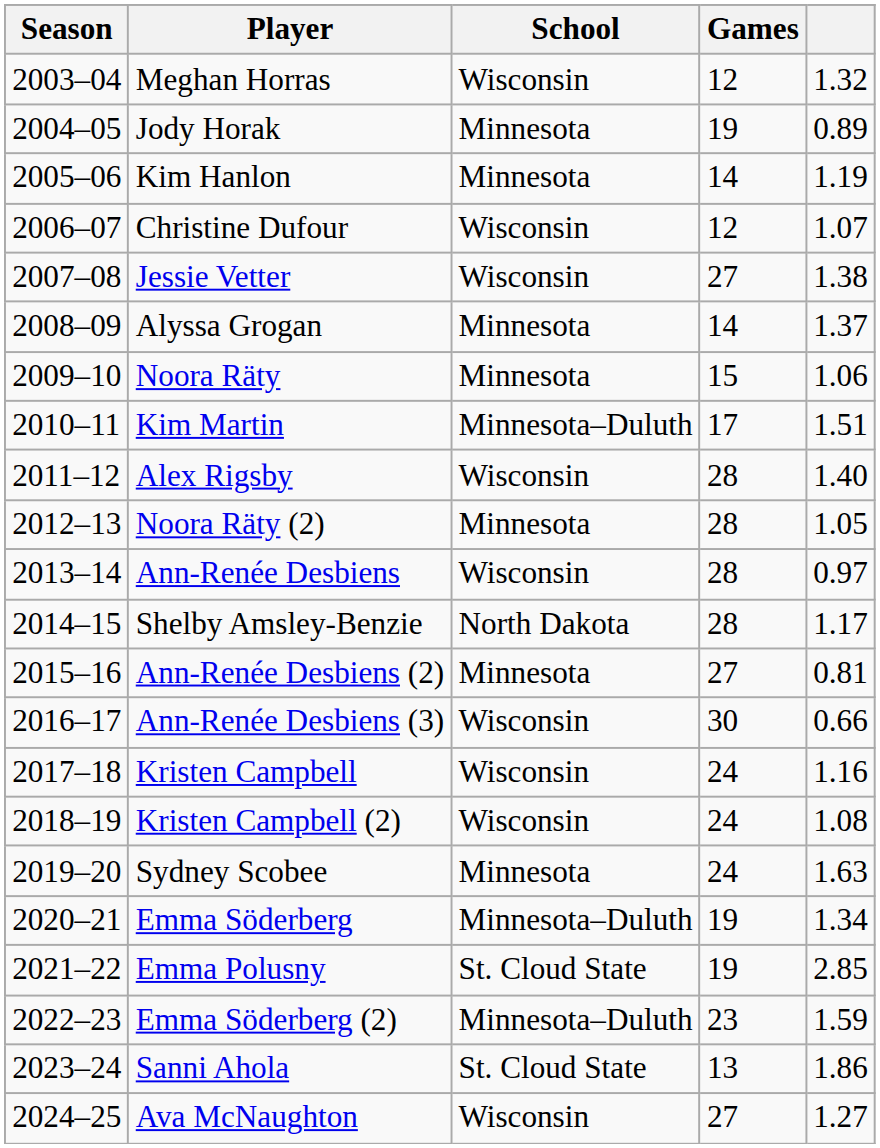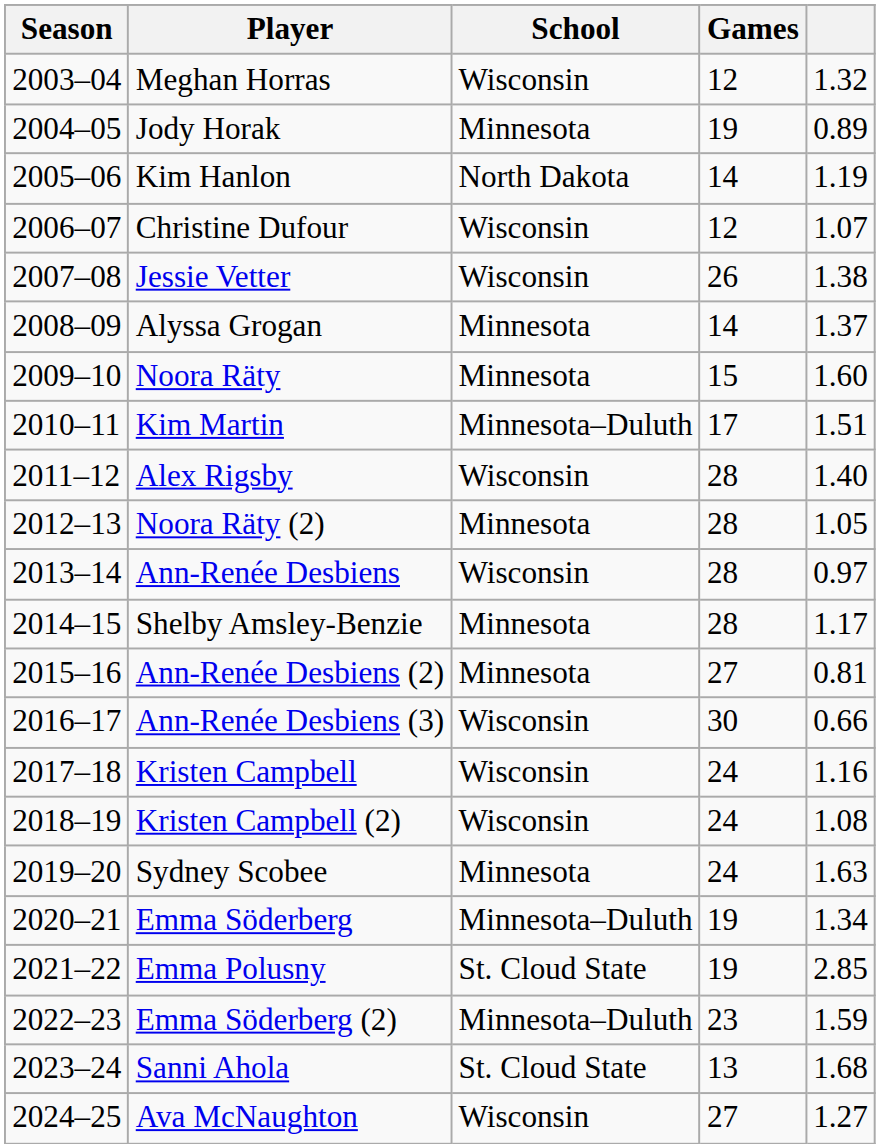(524, 177) Minnesota -> (544, 177) North Dakota
(723, 276) 27 -> (723, 276) 26
(840, 375) 1.06 -> (840, 375) 1.60
(544, 623) North Dakota -> (524, 623) Minnesota
(840, 1068) 1.86 -> (840, 1068) 1.68
